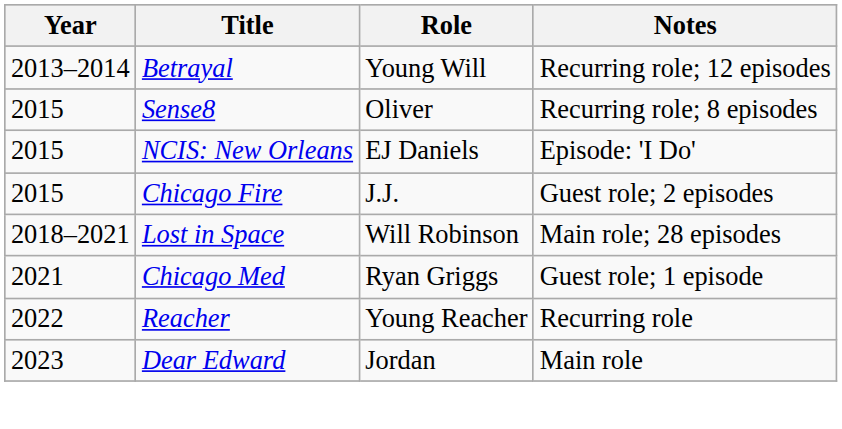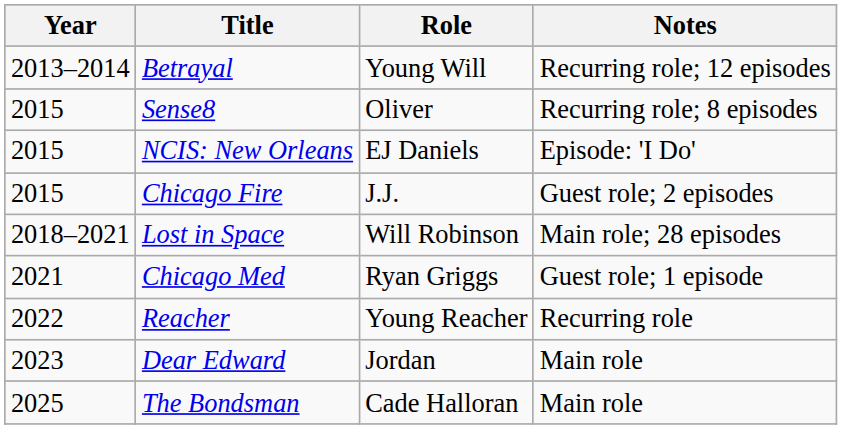+ row: (221, 402)
